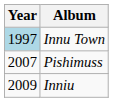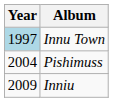(22, 62) 2007 -> (22, 62) 2004
